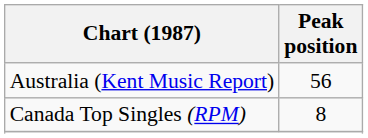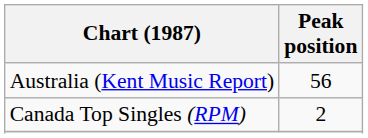(321, 114) 8 -> (321, 114) 2
